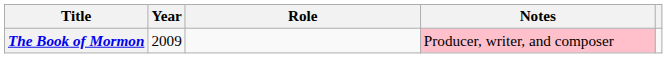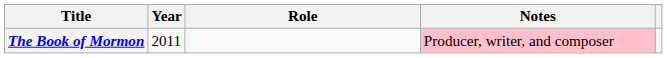(167, 40) 2009 -> (166, 40) 2011
